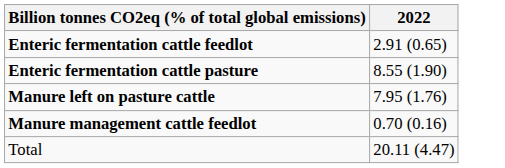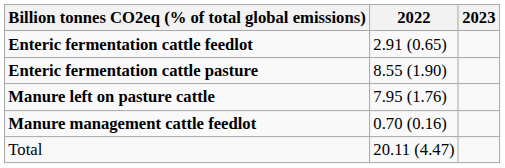+ column: (479, 17)
